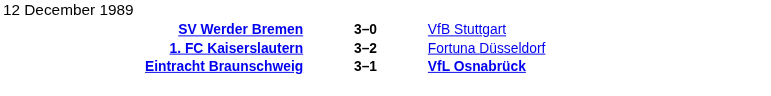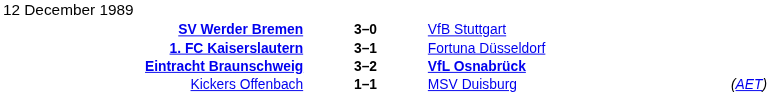(366, 48) 3–2 -> (366, 48) 3–1
(366, 66) 3–1 -> (366, 66) 3–2
+ row: (247, 84)
